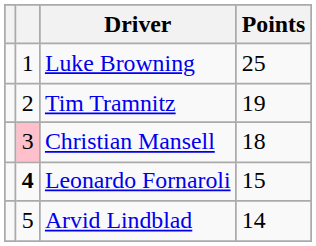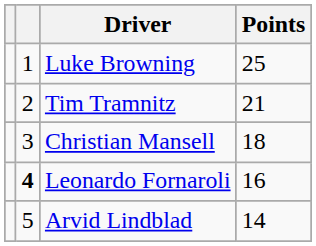(254, 102) 19 -> (254, 102) 21
(28, 141) pink background -> (28, 141) no background
(254, 180) 15 -> (254, 180) 16
